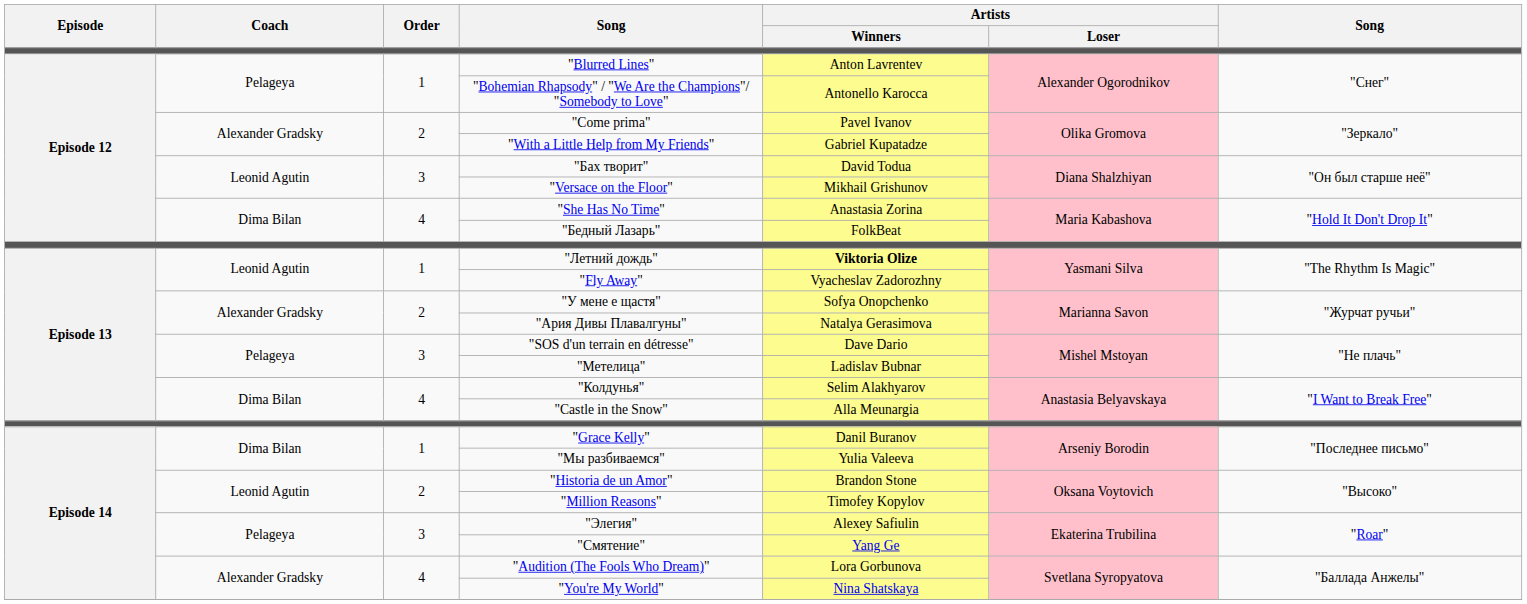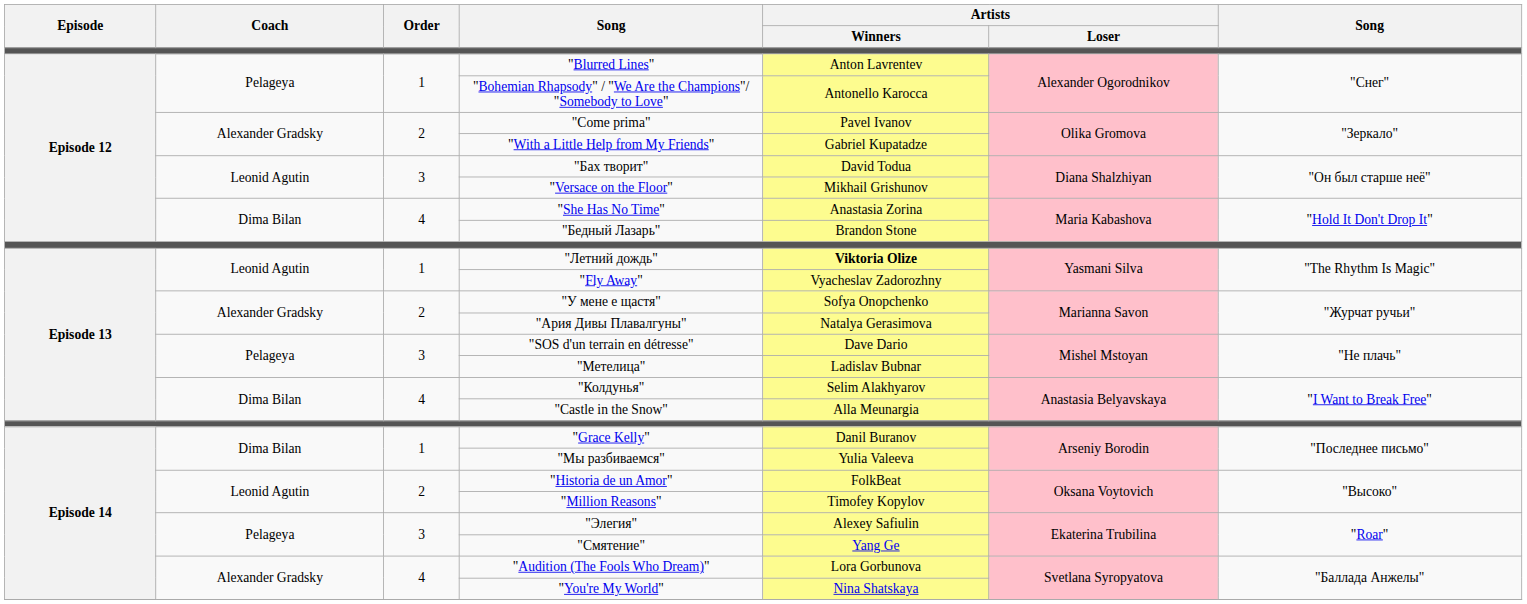(876, 230) FolkBeat -> (876, 230) Brandon Stone
(876, 480) Brandon Stone -> (876, 480) FolkBeat
